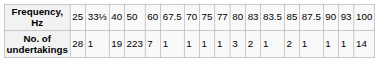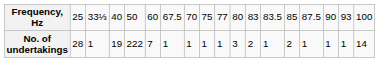(135, 44) 223 -> (135, 44) 222
